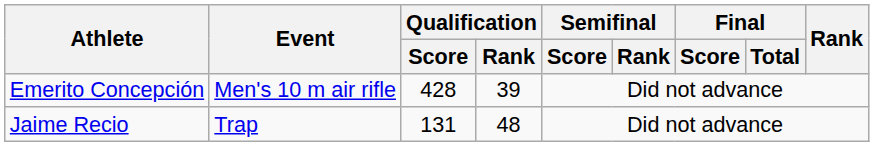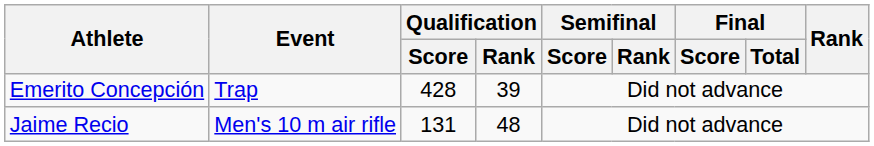(305, 90) Men's 10 m air rifle -> (236, 90) Trap
(236, 125) Trap -> (305, 125) Men's 10 m air rifle
